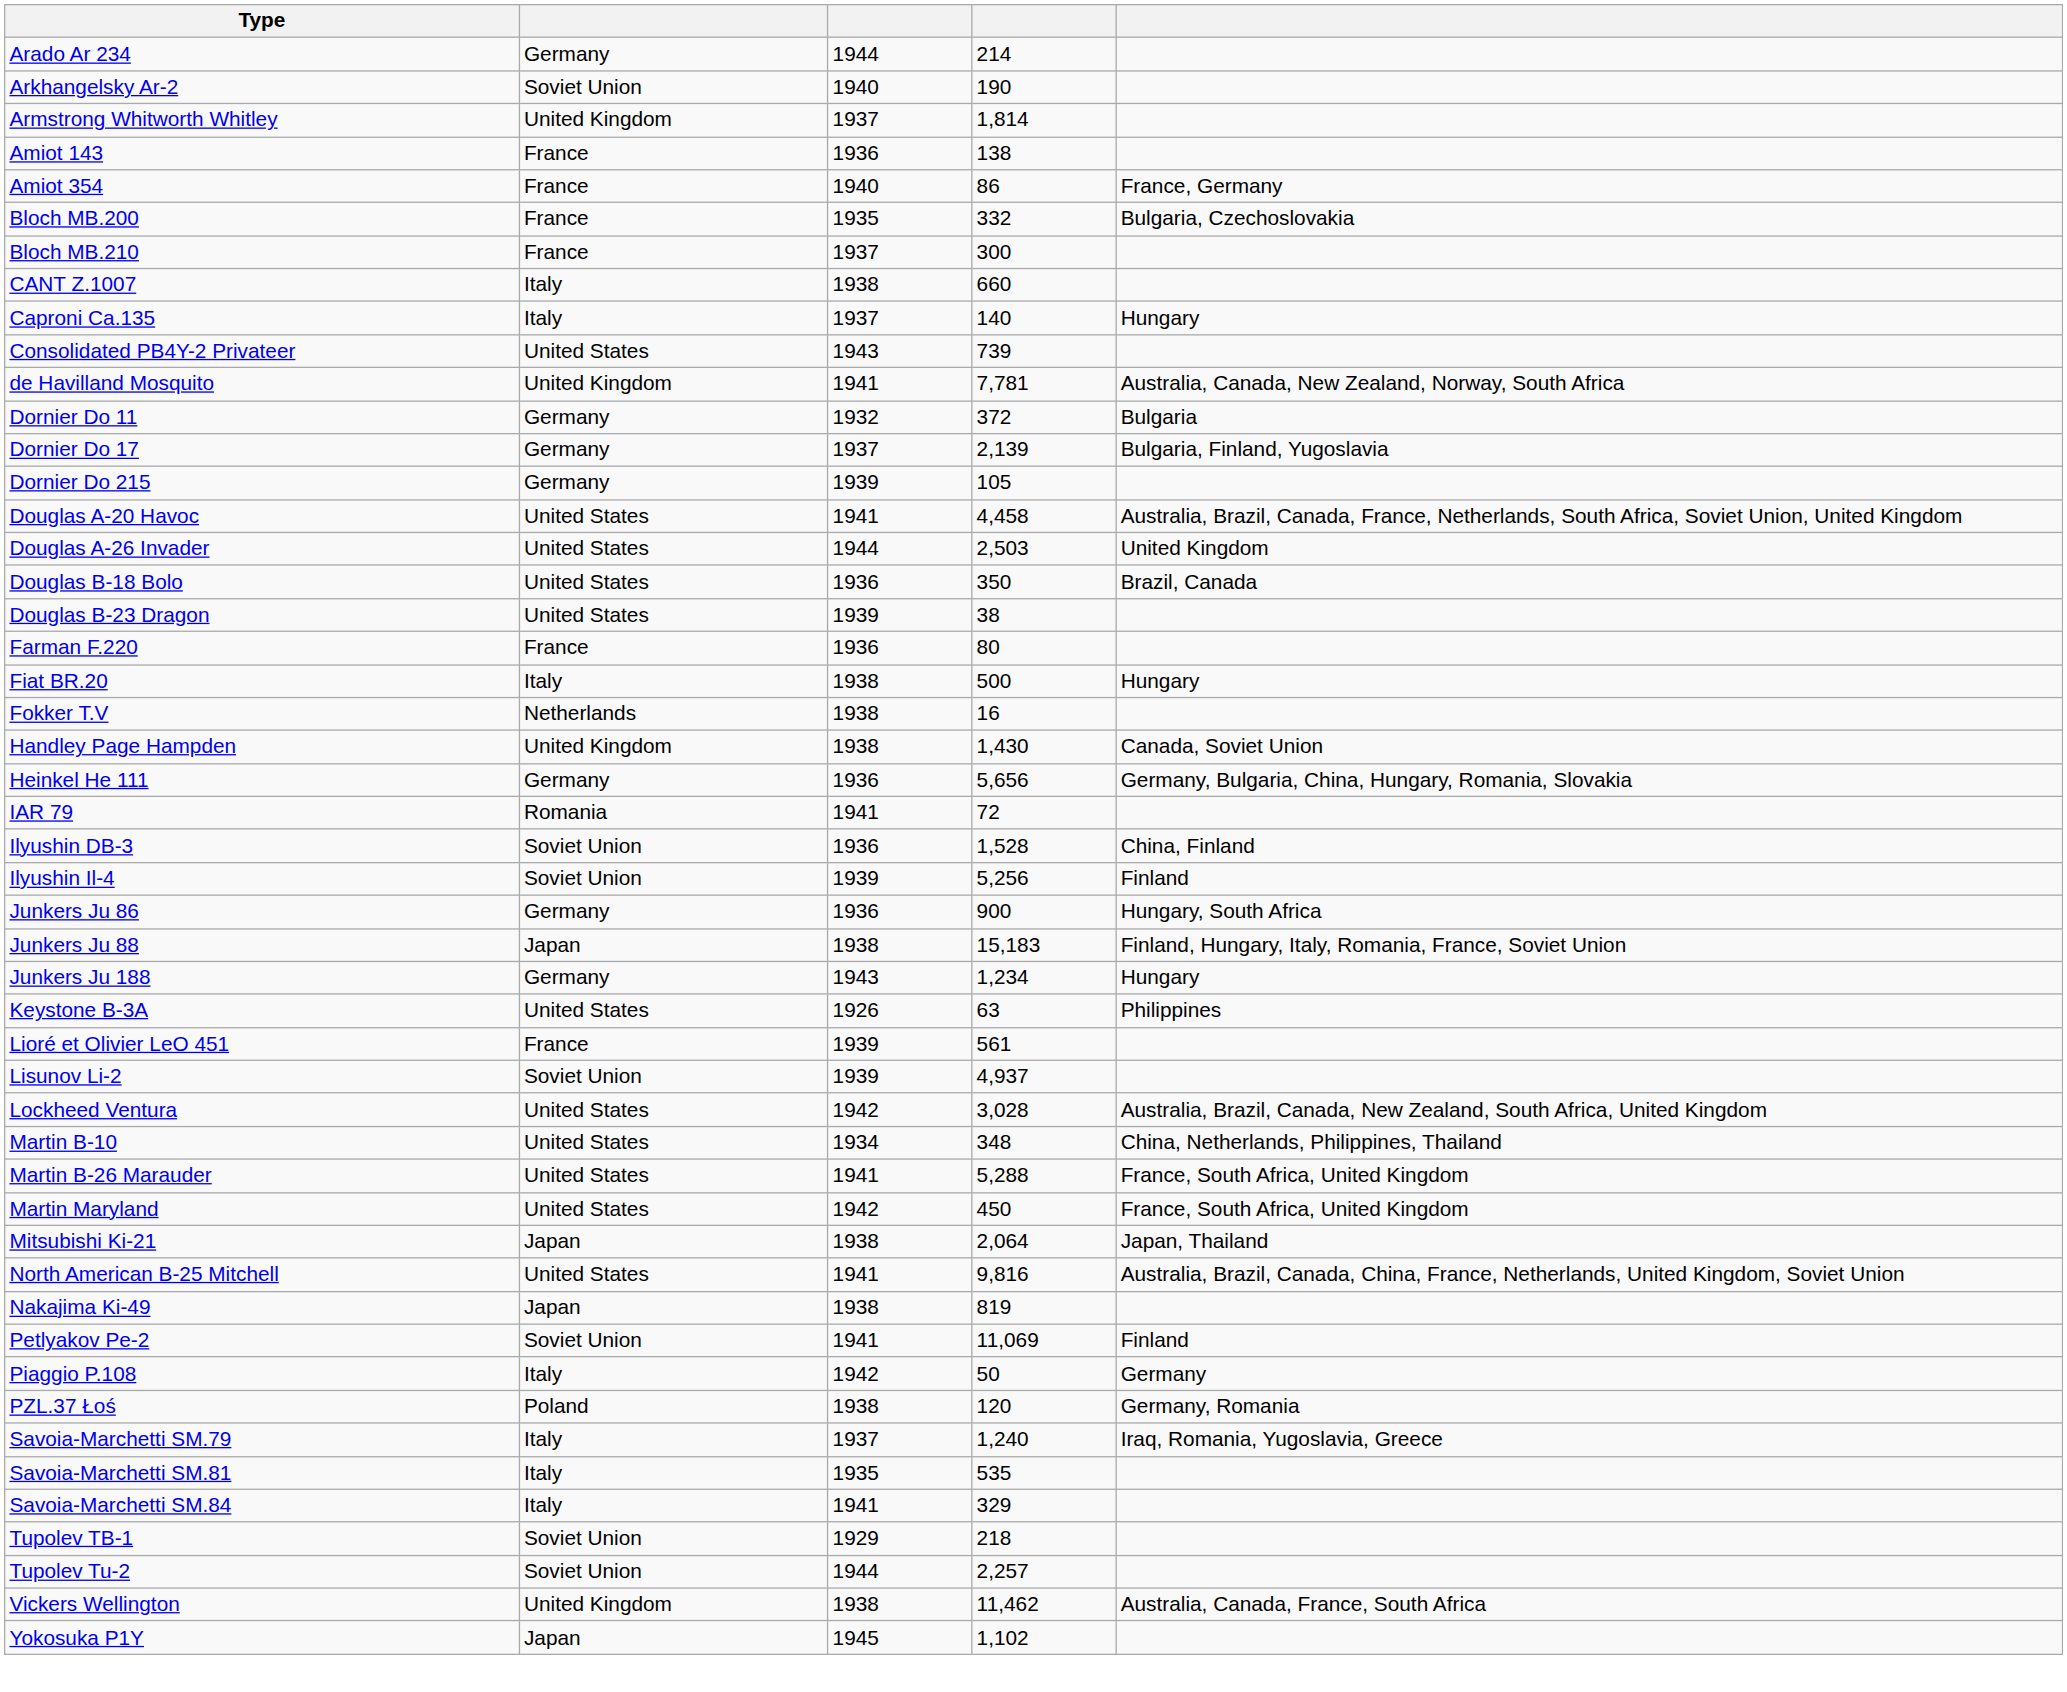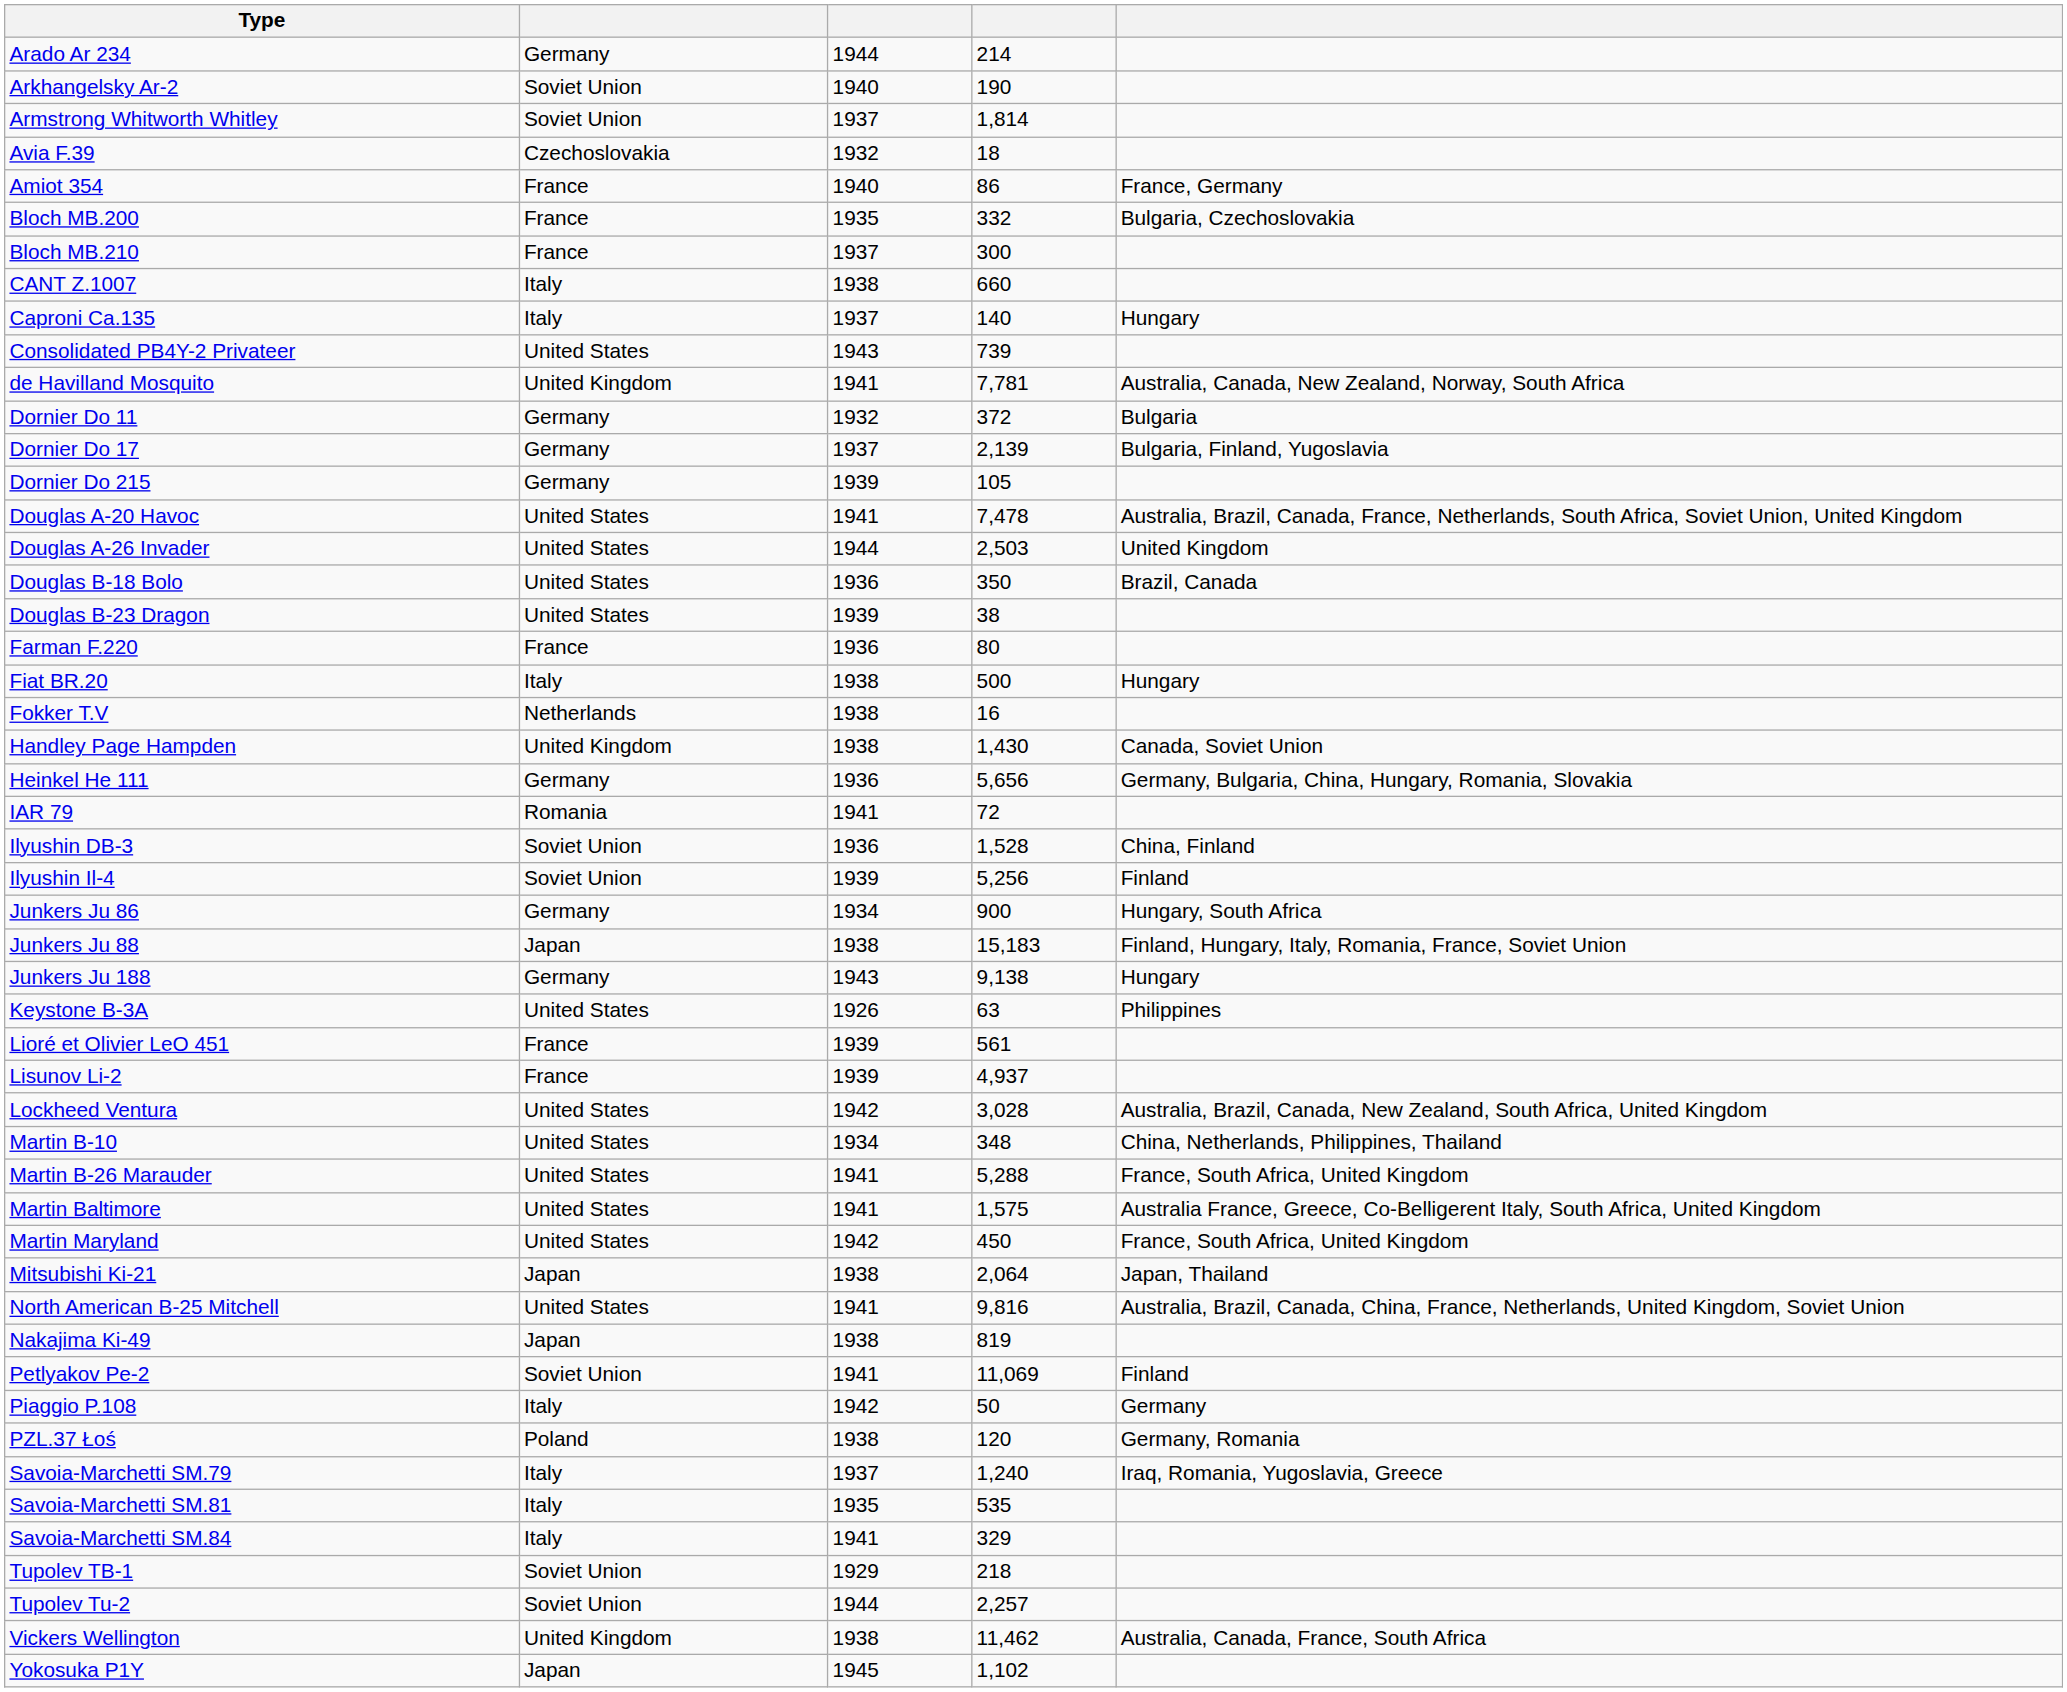(598, 119) United Kingdom -> (583, 119) Soviet Union
+ row: (52, 152)
- row: (56, 152)
(1003, 515) 4,458 -> (1003, 515) 7,478
(856, 911) 1936 -> (856, 911) 1934
(1003, 977) 1,234 -> (1003, 977) 9,138
(583, 1076) Soviet Union -> (556, 1076) France
+ row: (85, 1208)
